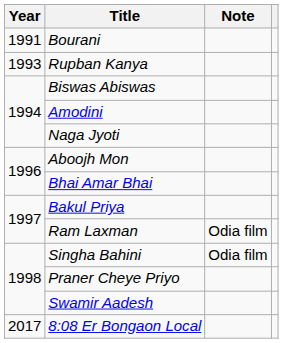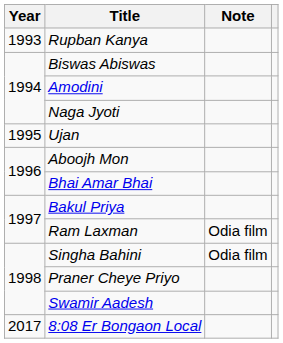- row: (74, 40)
+ row: (64, 135)
